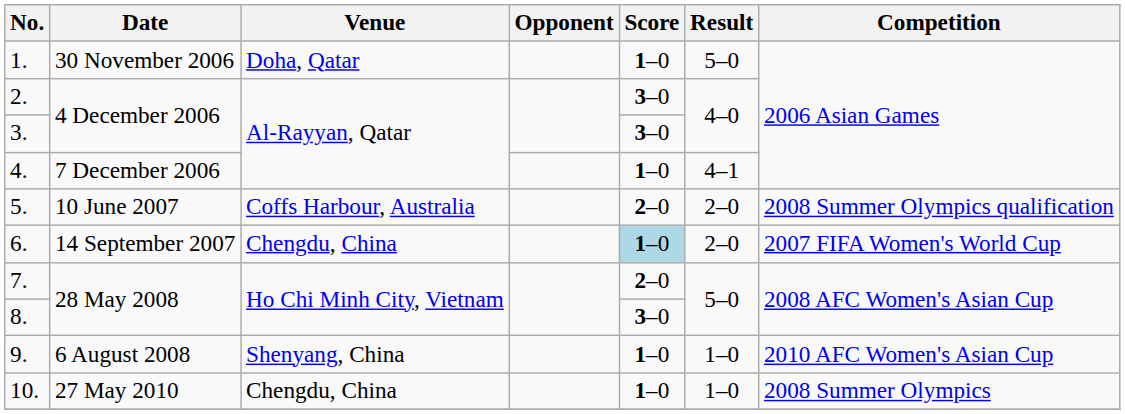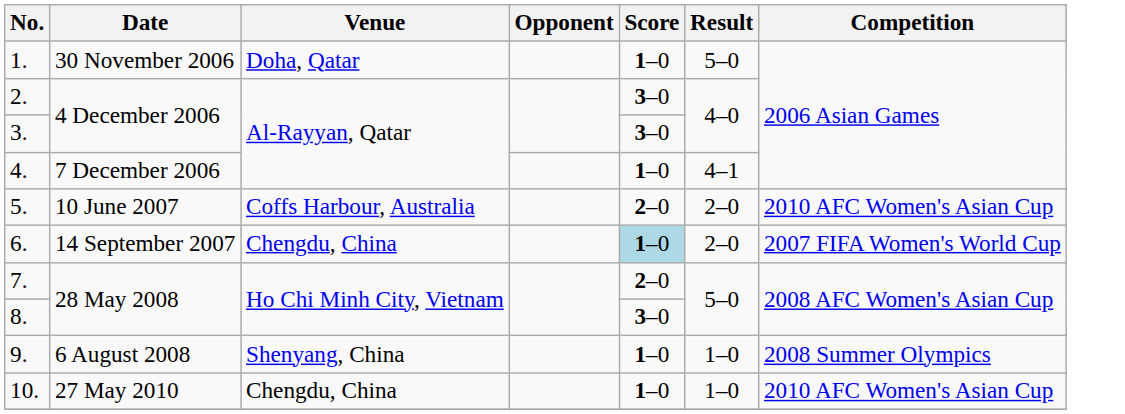(939, 206) 2008 Summer Olympics qualification -> (909, 206) 2010 AFC Women's Asian Cup
(909, 354) 2010 AFC Women's Asian Cup -> (877, 354) 2008 Summer Olympics
(877, 390) 2008 Summer Olympics -> (909, 390) 2010 AFC Women's Asian Cup
